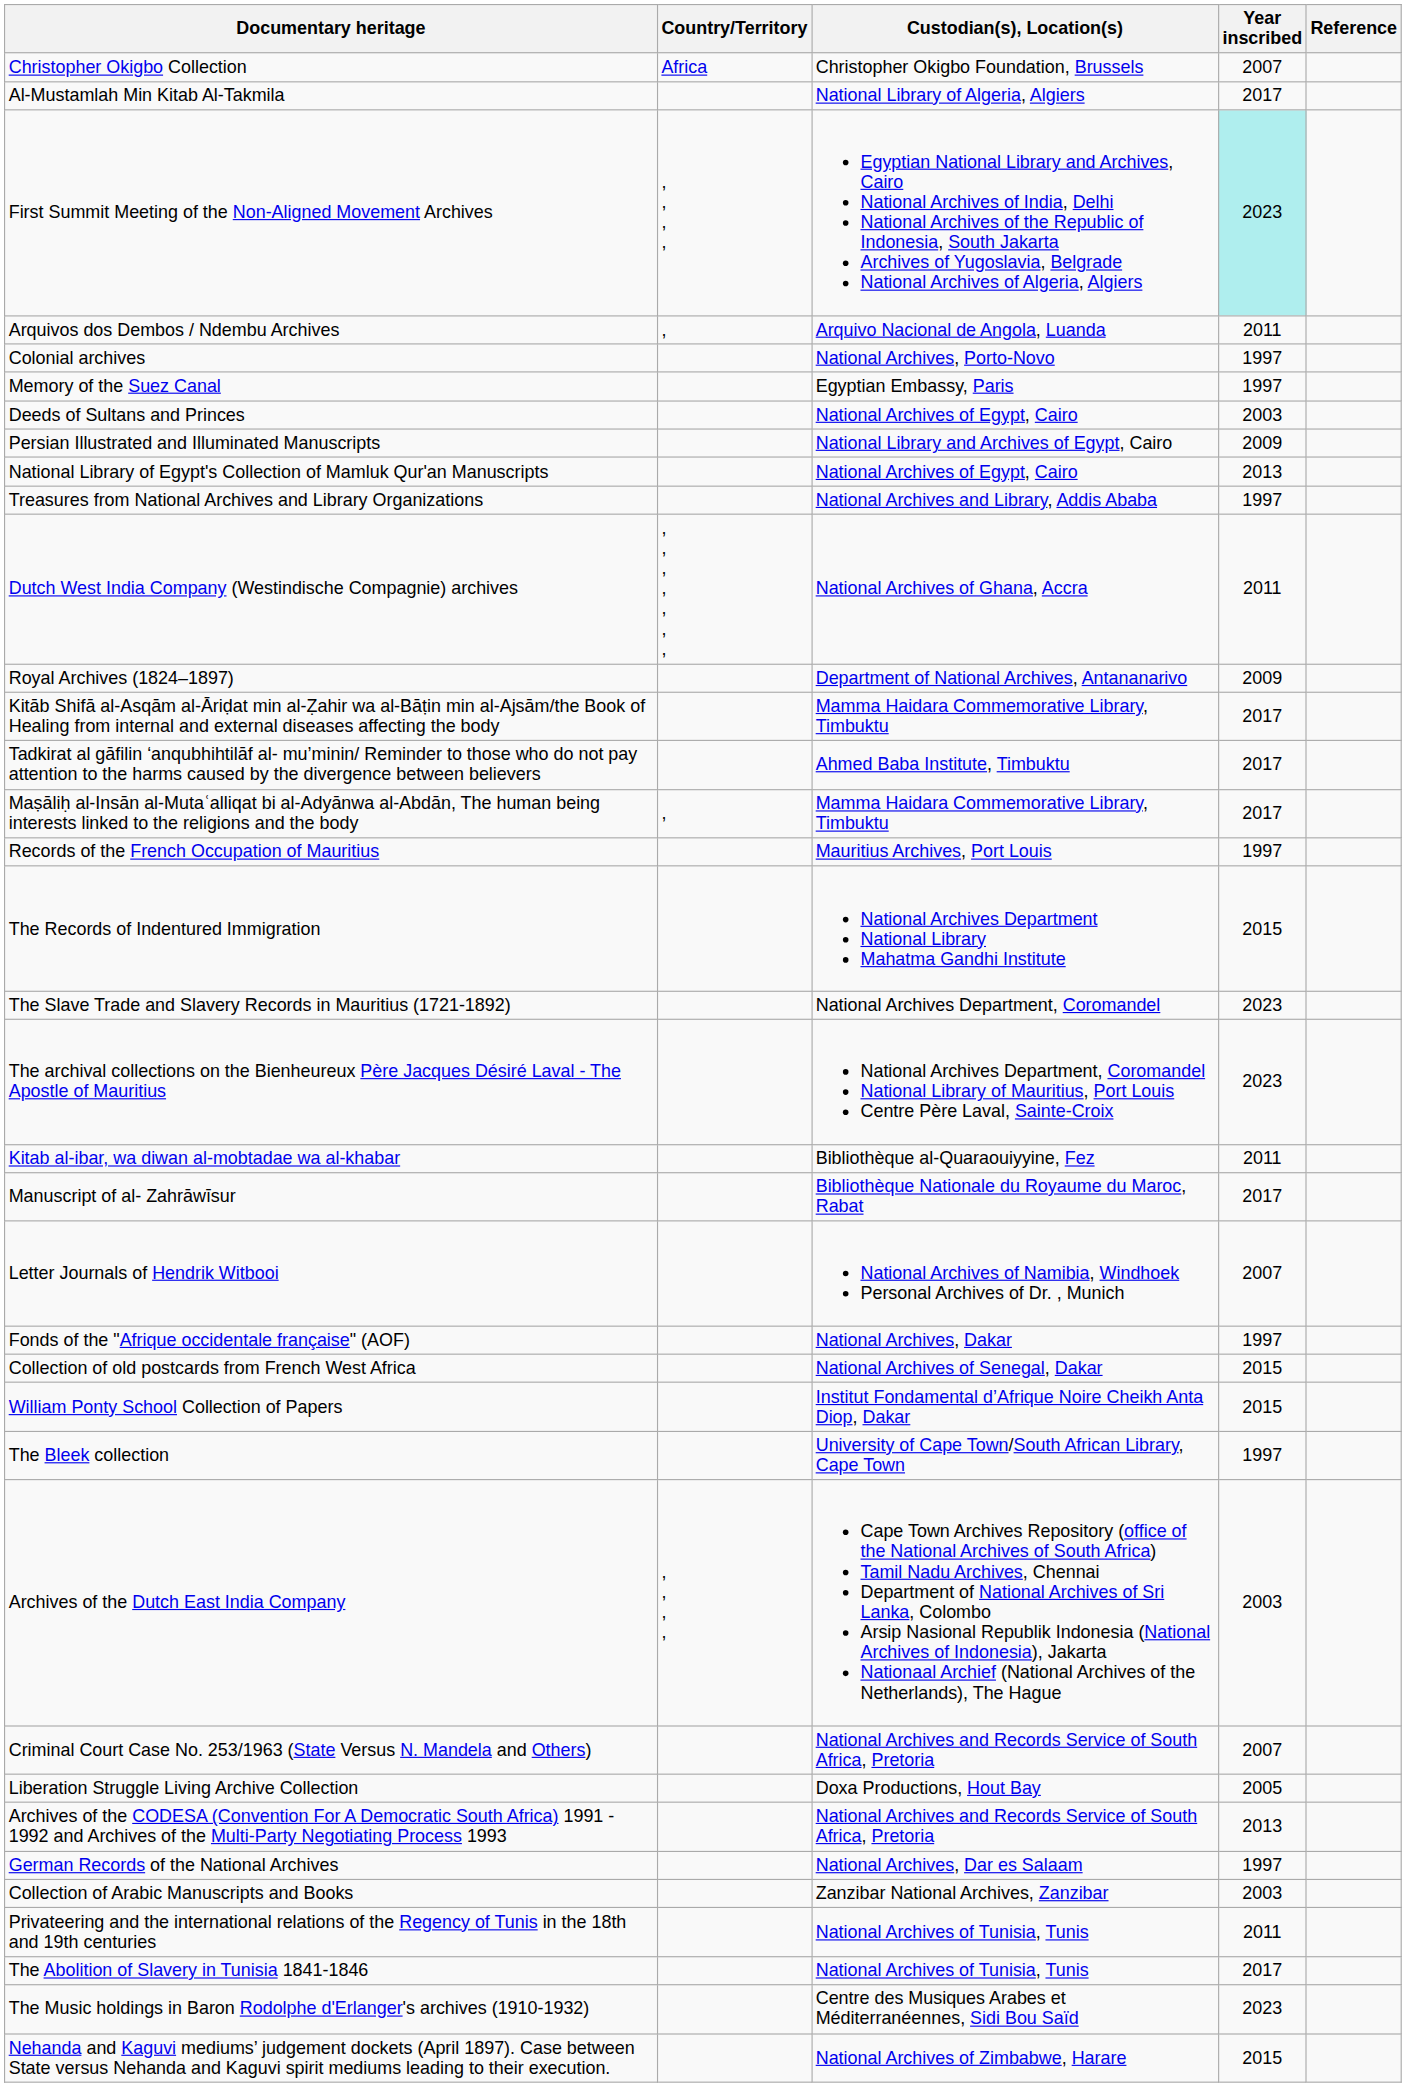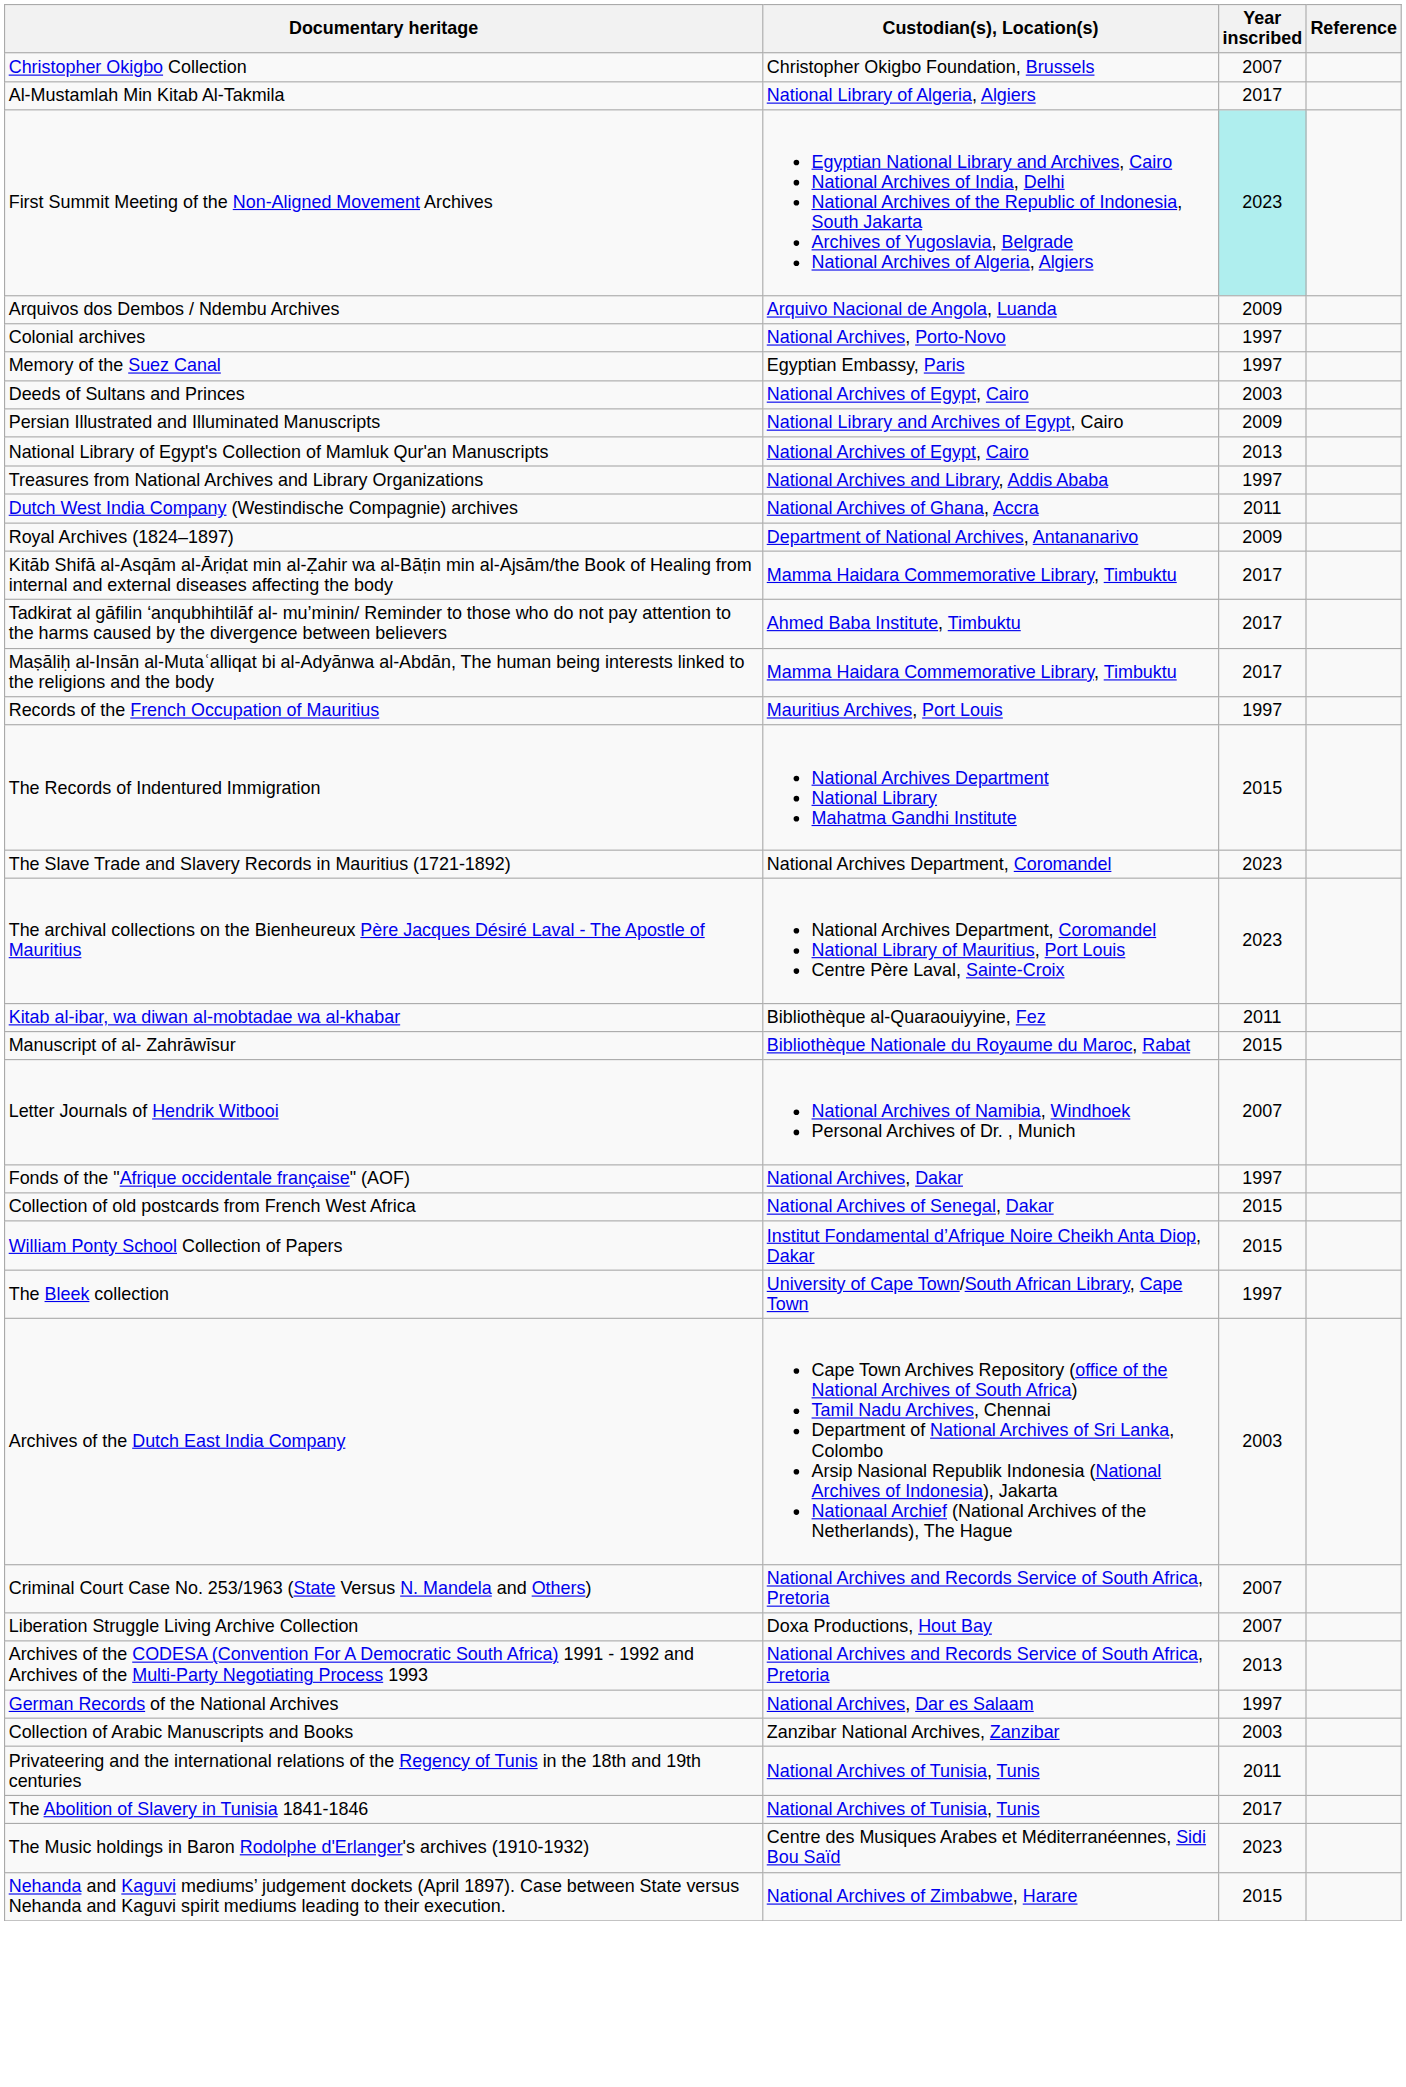- column: (734, 28)
(1262, 329) 2011 -> (1262, 309) 2009
(1262, 1196) 2017 -> (1262, 1045) 2015
(1262, 1788) 2005 -> (1262, 1626) 2007
